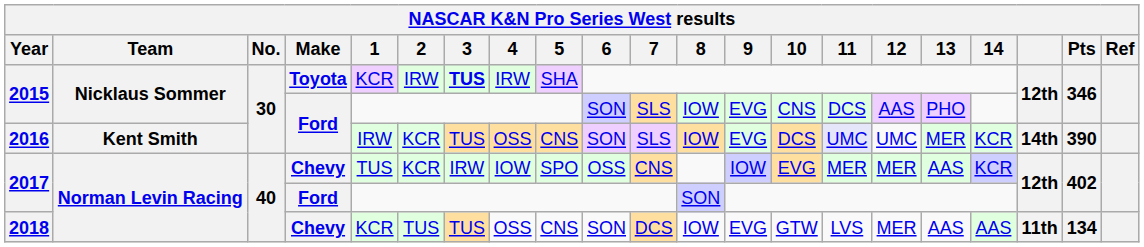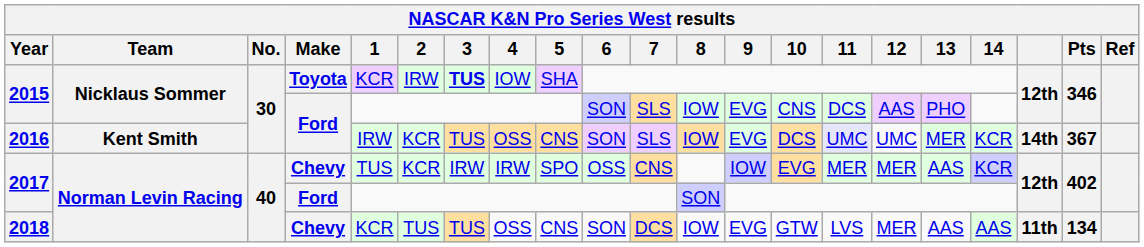(513, 79) IRW -> (513, 79) IOW
(1082, 138) 390 -> (1082, 138) 367
(513, 168) IOW -> (513, 168) IRW
